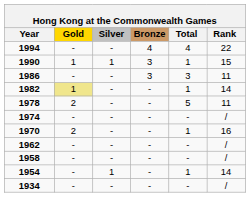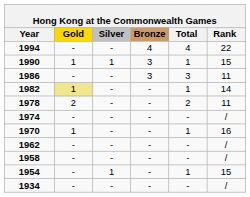(188, 103) 5 -> (188, 103) 2
(73, 131) 2 -> (73, 131) 1
(226, 172) 14 -> (226, 172) 15
